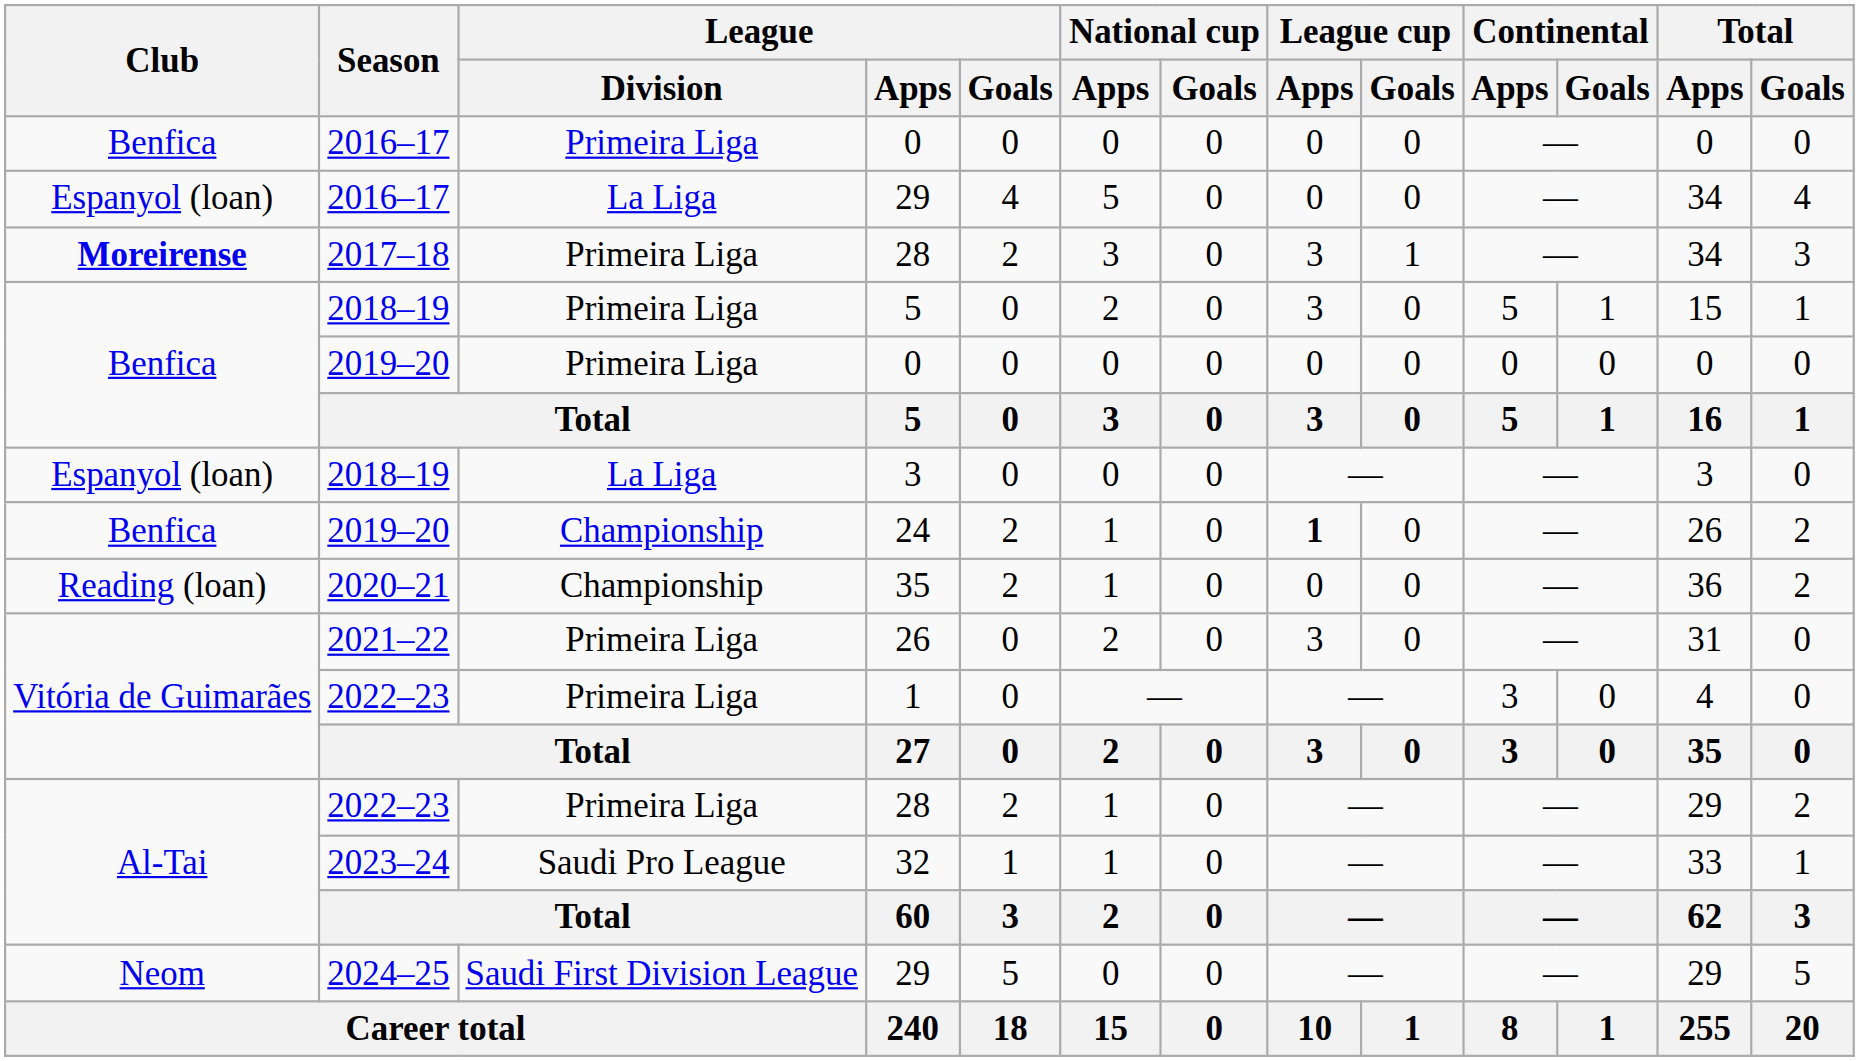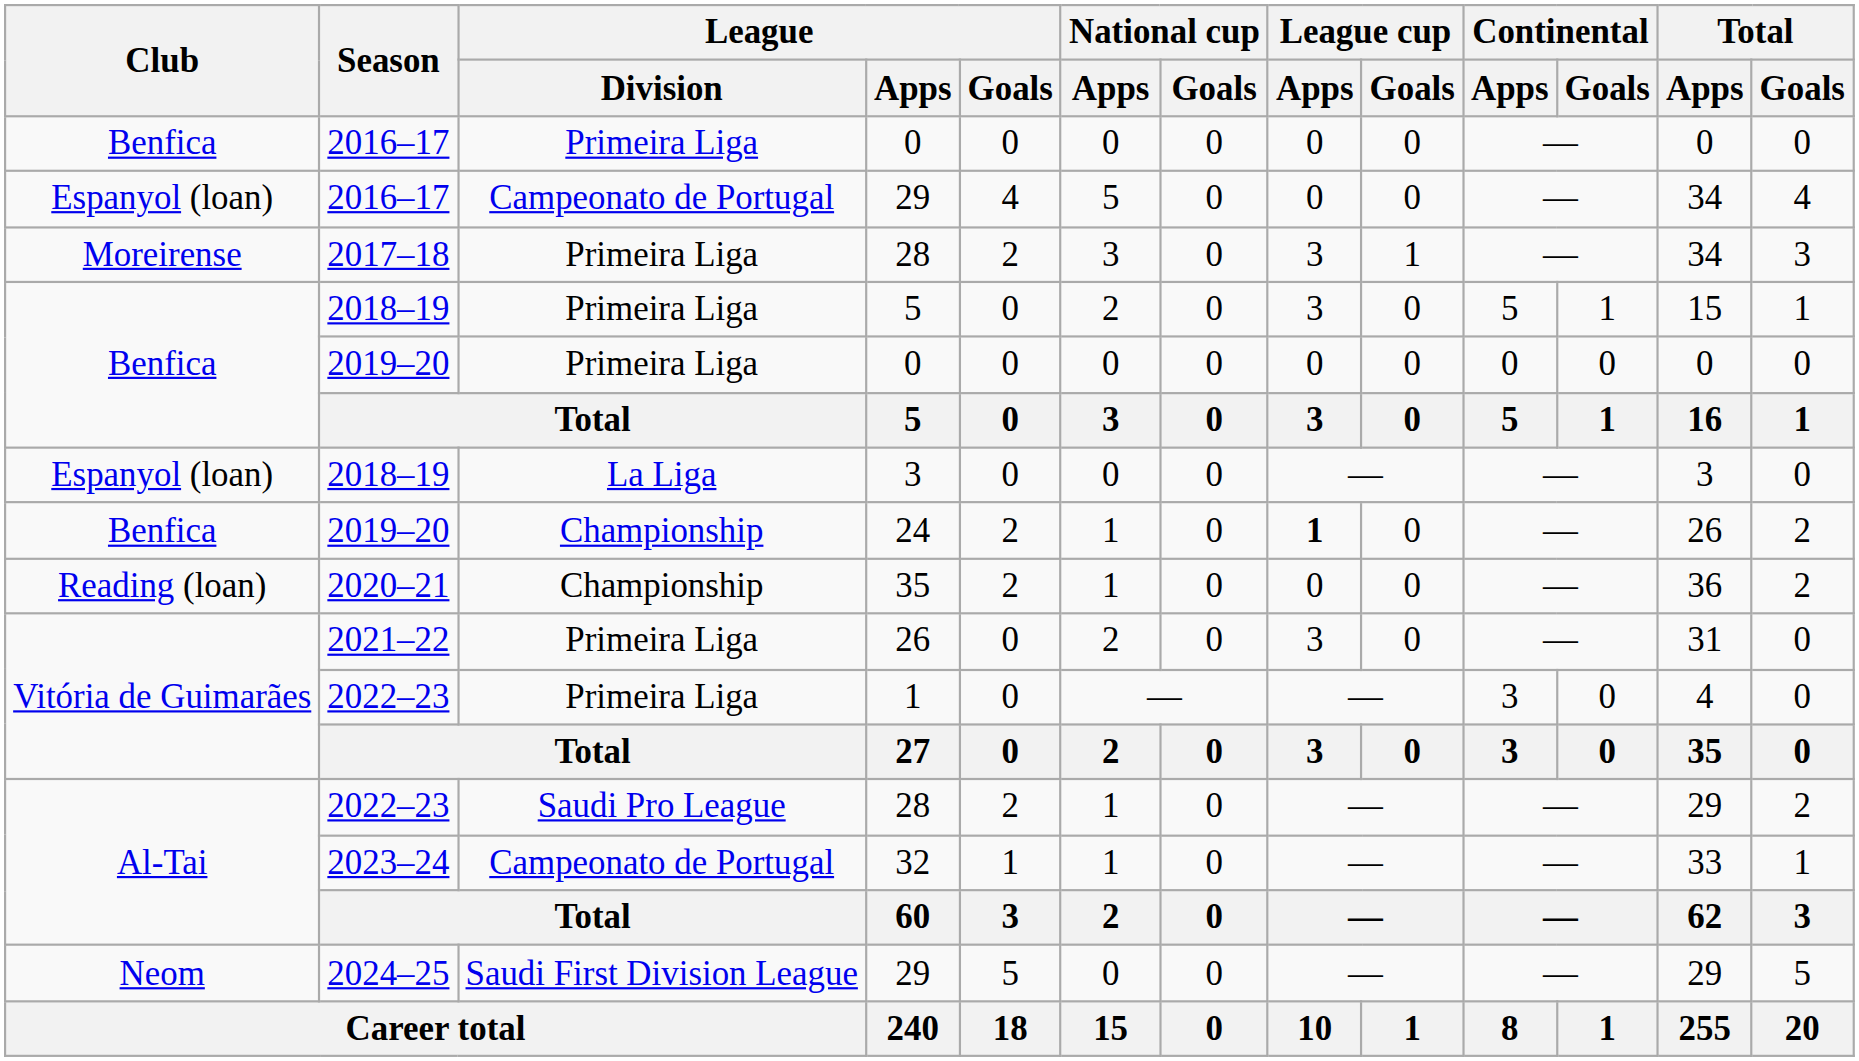(662, 198) La Liga -> (662, 198) Campeonato de Portugal
(162, 253) bold -> (162, 253) normal
(662, 806) Primeira Liga -> (662, 806) Saudi Pro League
(662, 861) Saudi Pro League -> (662, 861) Campeonato de Portugal
